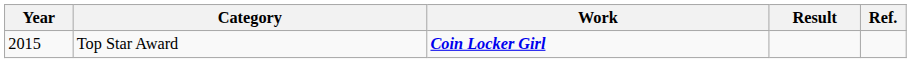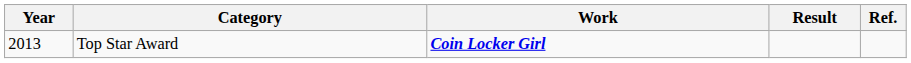(25, 43) 2015 -> (25, 43) 2013
